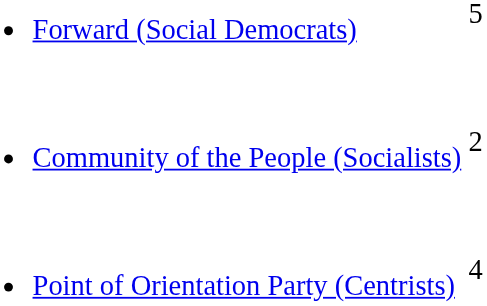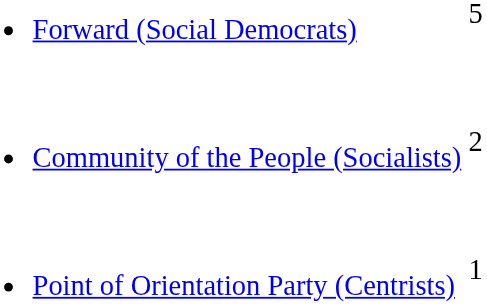(476, 270) 4 -> (476, 270) 1
